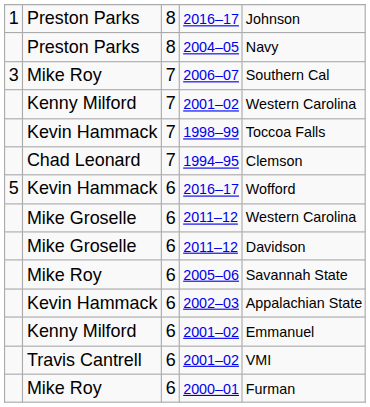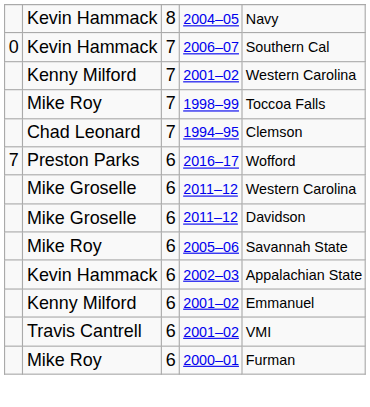- row: (171, 18)
(83, 47) Preston Parks -> (92, 18) Kevin Hammack
(14, 75) 3 -> (14, 47) 0
(64, 75) Mike Roy -> (92, 47) Kevin Hammack
(92, 132) Kevin Hammack -> (64, 103) Mike Roy
(14, 189) 5 -> (14, 160) 7
(92, 189) Kevin Hammack -> (83, 160) Preston Parks
